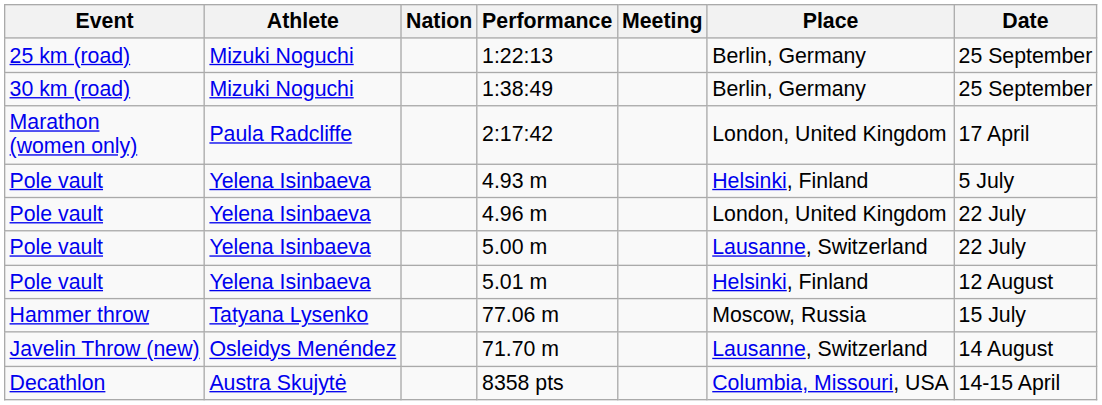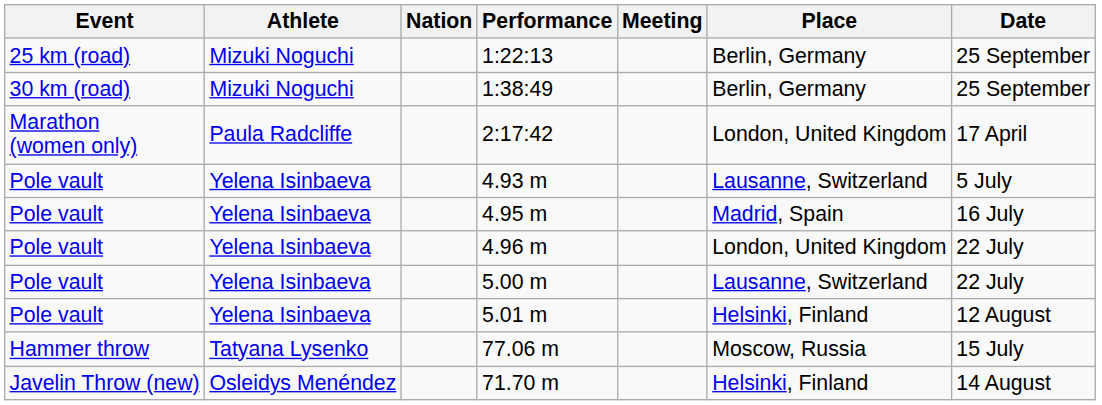(790, 180) Helsinki, Finland -> (820, 180) Lausanne, Switzerland
+ row: (515, 214)
(820, 349) Lausanne, Switzerland -> (790, 382) Helsinki, Finland
- row: (523, 382)
